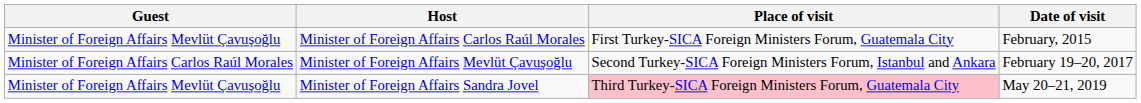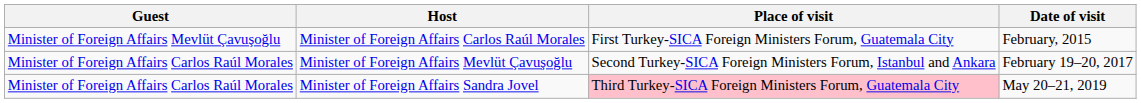(144, 86) Minister of Foreign Affairs Mevlüt Çavuşoğlu -> (150, 86) Minister of Foreign Affairs Carlos Raúl Morales
